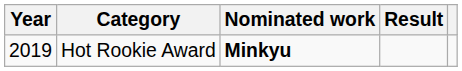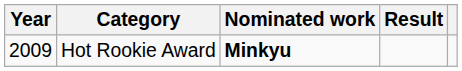(31, 50) 2019 -> (31, 50) 2009
